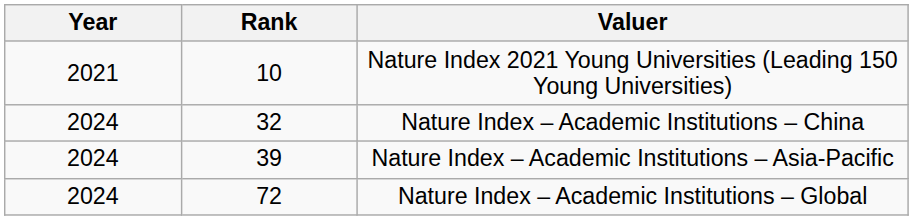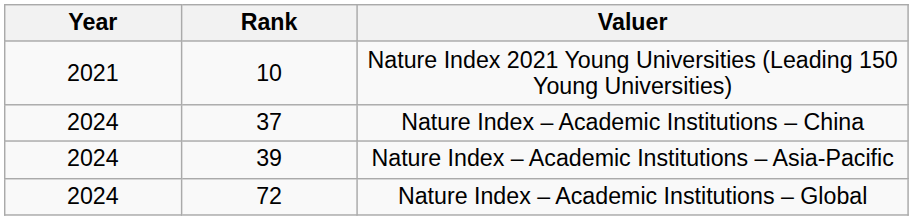(269, 122) 32 -> (269, 122) 37
